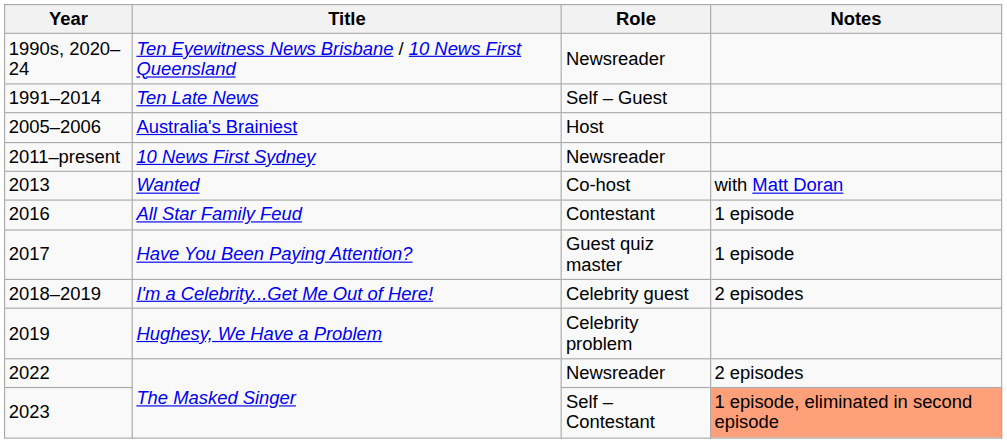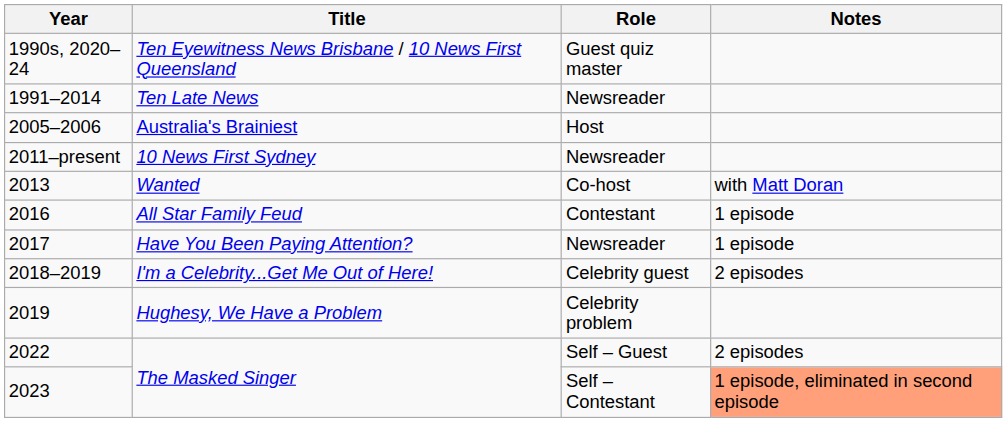(615, 58) Newsreader -> (610, 58) Guest quiz master
(617, 98) Self – Guest -> (615, 98) Newsreader
(610, 254) Guest quiz master -> (615, 244) Newsreader
(615, 373) Newsreader -> (617, 352) Self – Guest
